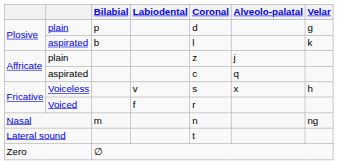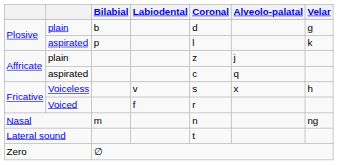(96, 27) p -> (96, 27) b
(96, 43) b -> (96, 43) p
